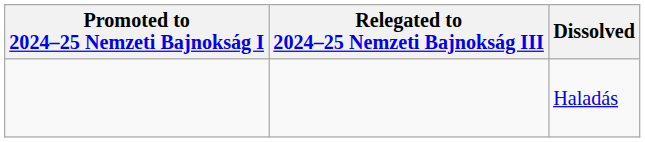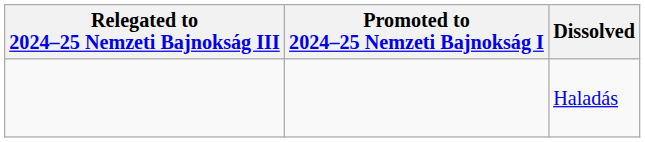columns swapped: (137, 31) <-> (409, 31)
